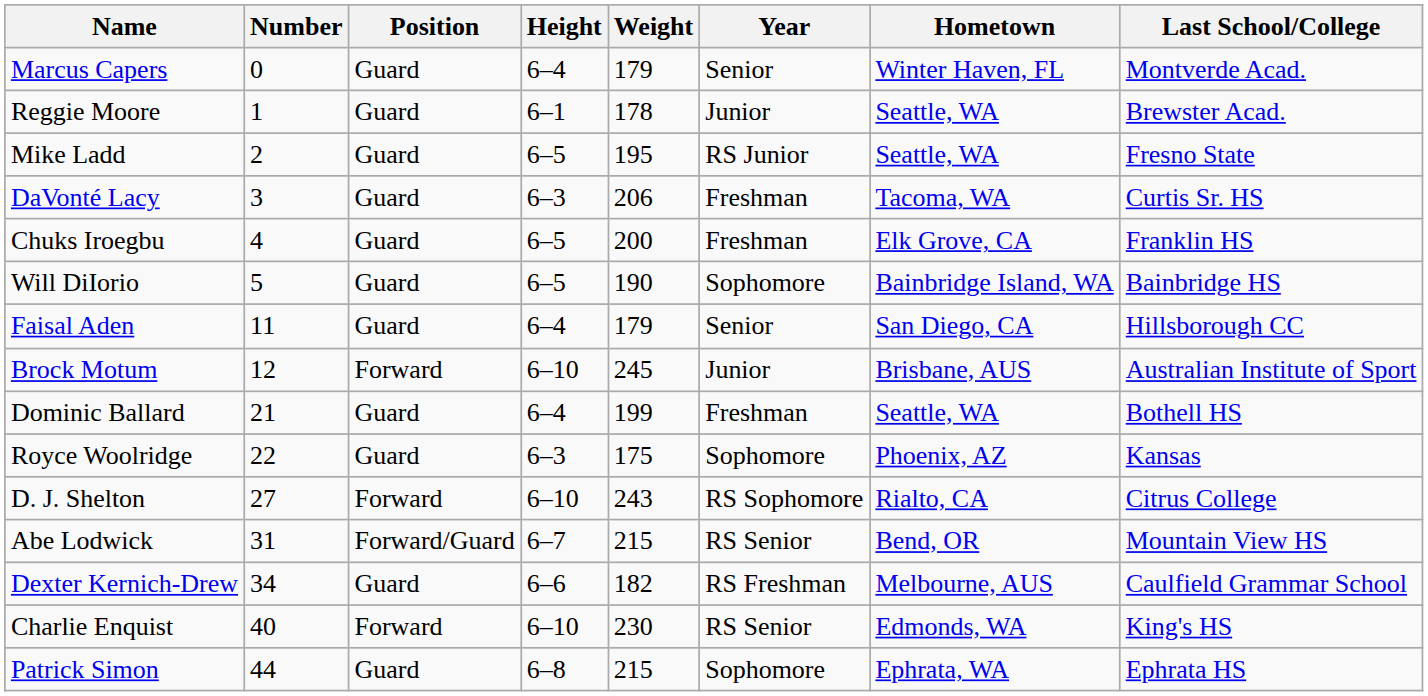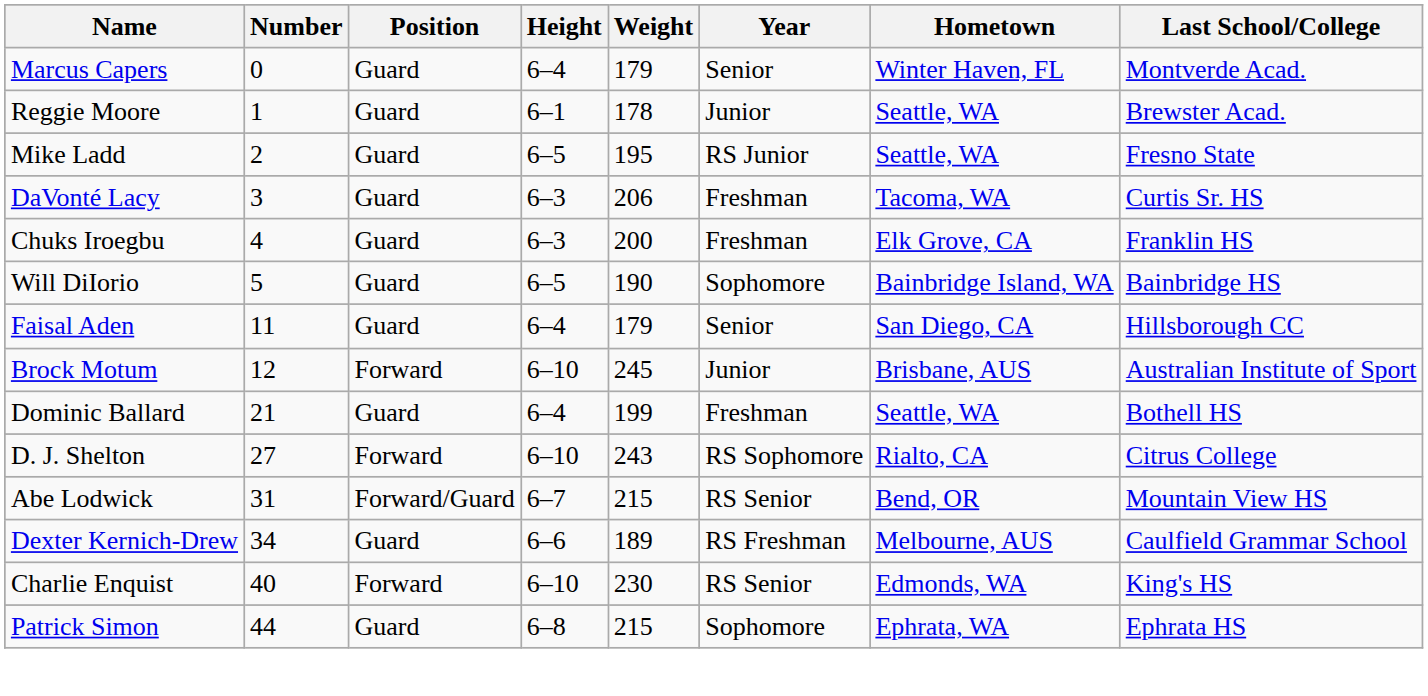(546, 240) 6–5 -> (546, 240) 6–3
- row: (102, 454)
(633, 583) 182 -> (633, 540) 189
